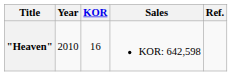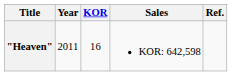(68, 46) 2010 -> (68, 46) 2011
